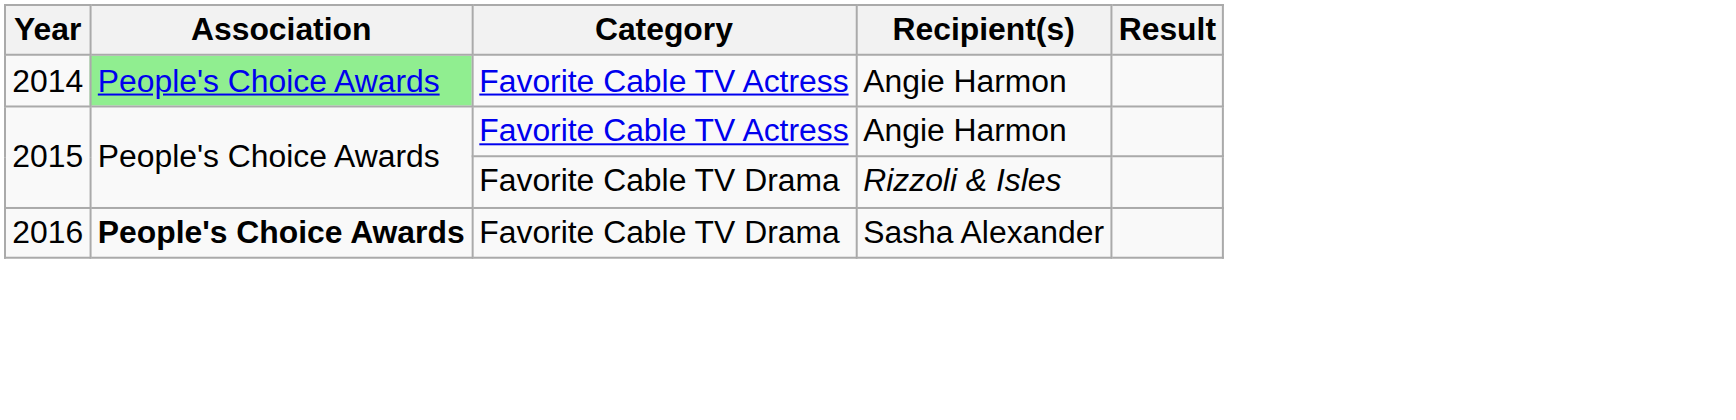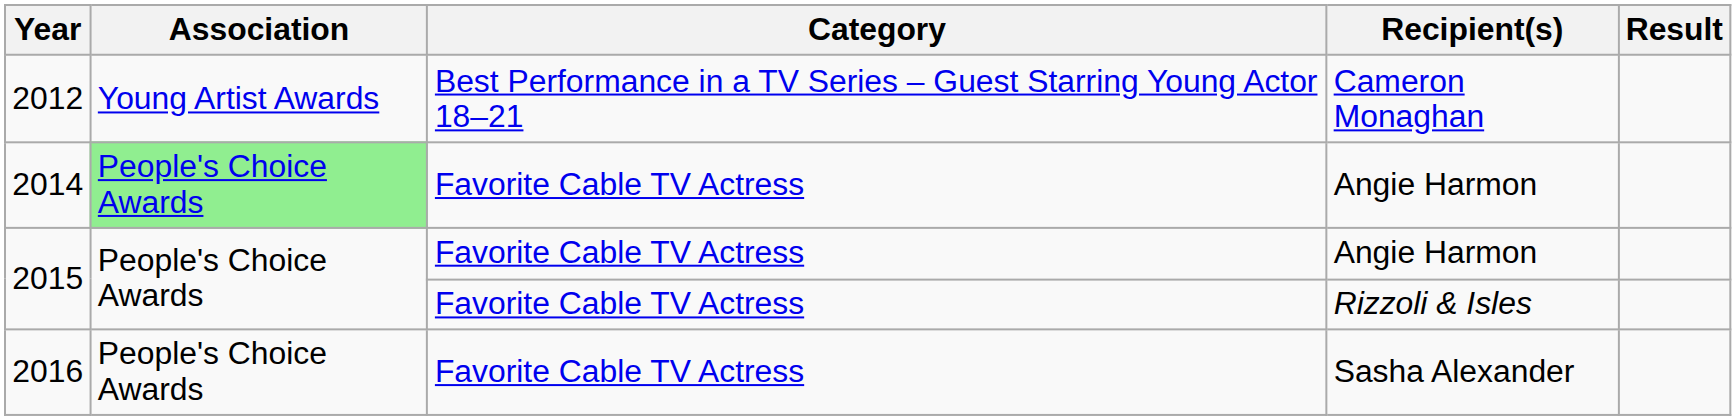+ row: (48, 98)
(660, 181) Favorite Cable TV Drama -> (620, 303) Favorite Cable TV Actress
(281, 231) bold -> (212, 371) normal
(660, 231) Favorite Cable TV Drama -> (620, 371) Favorite Cable TV Actress
